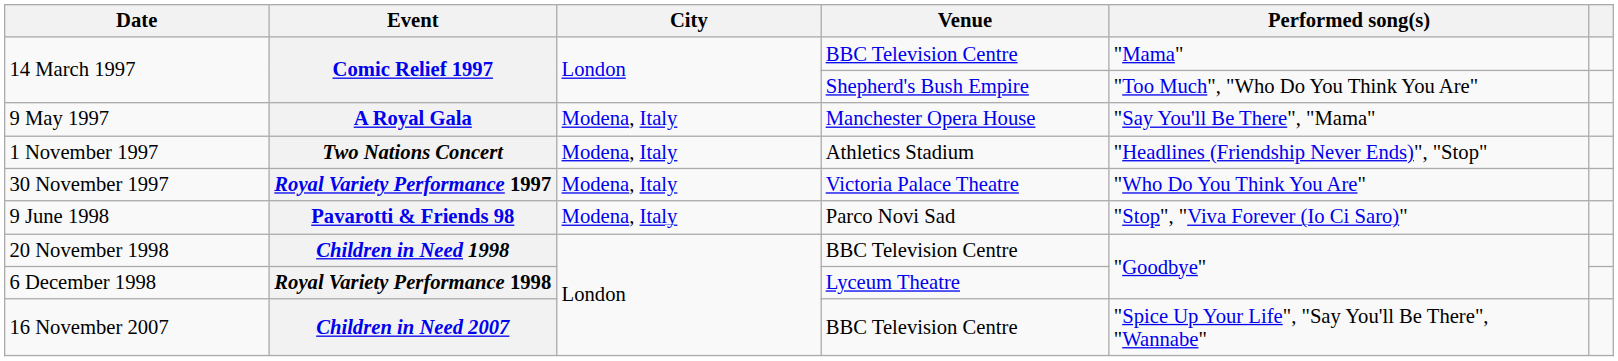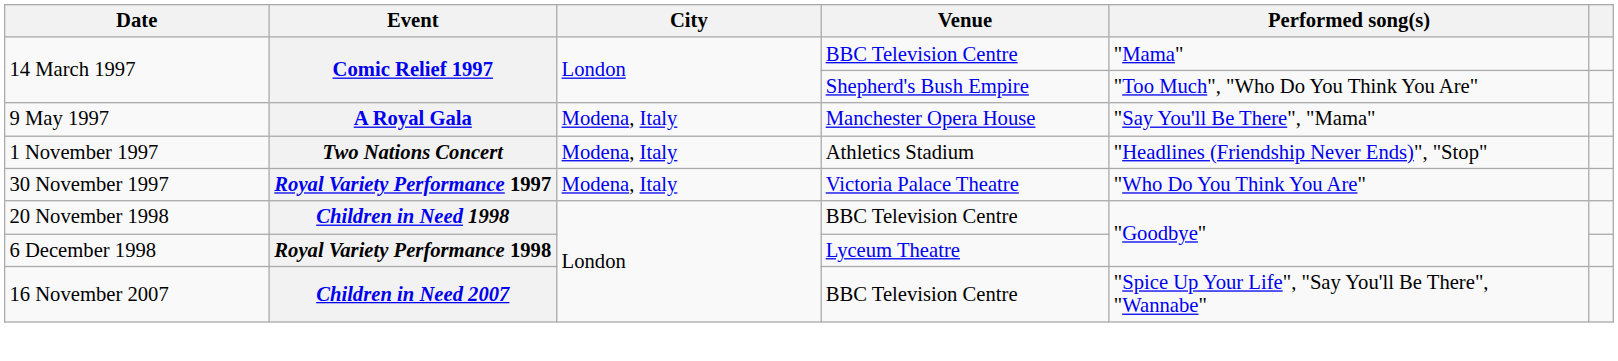- row: (59, 217)
